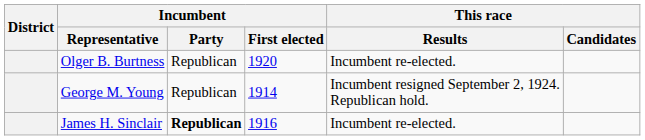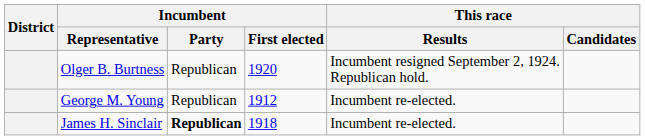(393, 61) Incumbent re-elected. -> (445, 69) Incumbent resigned September 2, 1924. Republican hold.
(262, 92) 1914 -> (262, 100) 1912
(445, 92) Incumbent resigned September 2, 1924. Republican hold. -> (393, 100) Incumbent re-elected.
(262, 123) 1916 -> (262, 123) 1918
